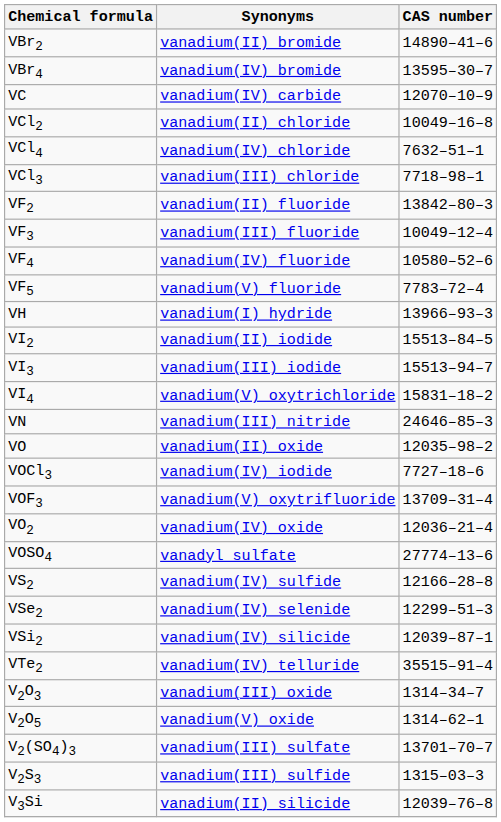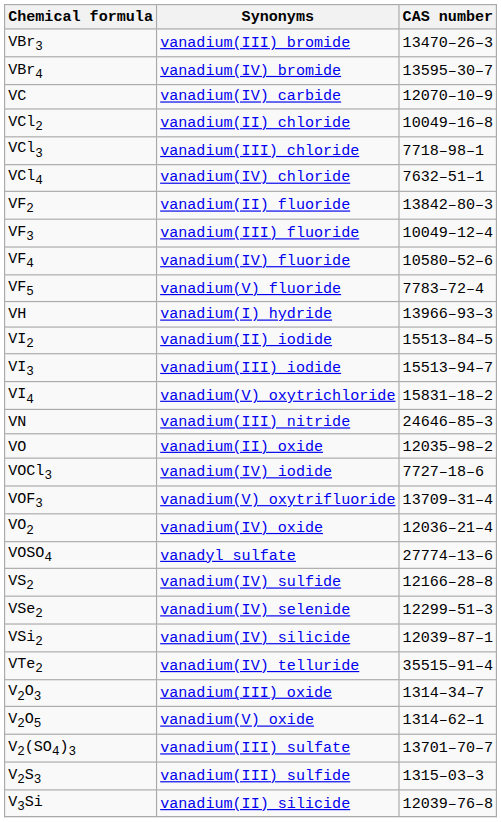- row: (26, 43)
+ row: (26, 43)
rows swapped: (26, 178) <-> (26, 150)
